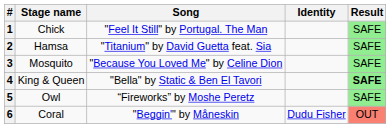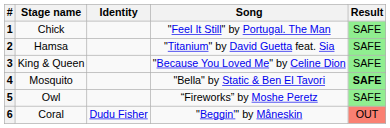columns swapped: (186, 13) <-> (317, 13)
(51, 64) Mosquito -> (51, 64) King & Queen
(51, 81) King & Queen -> (51, 81) Mosquito
